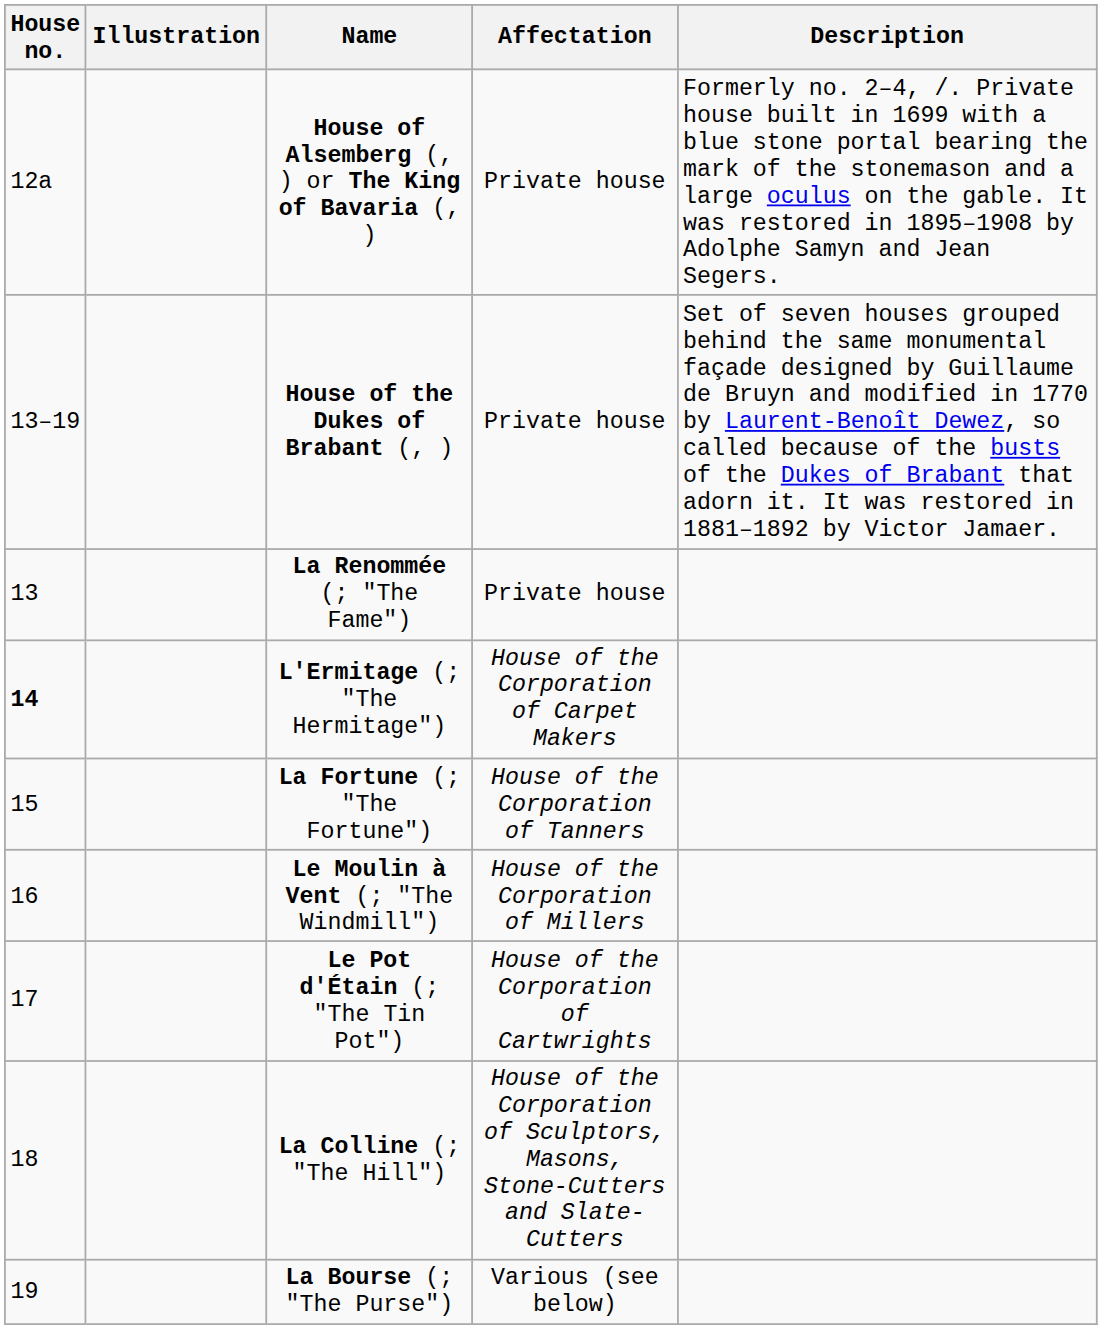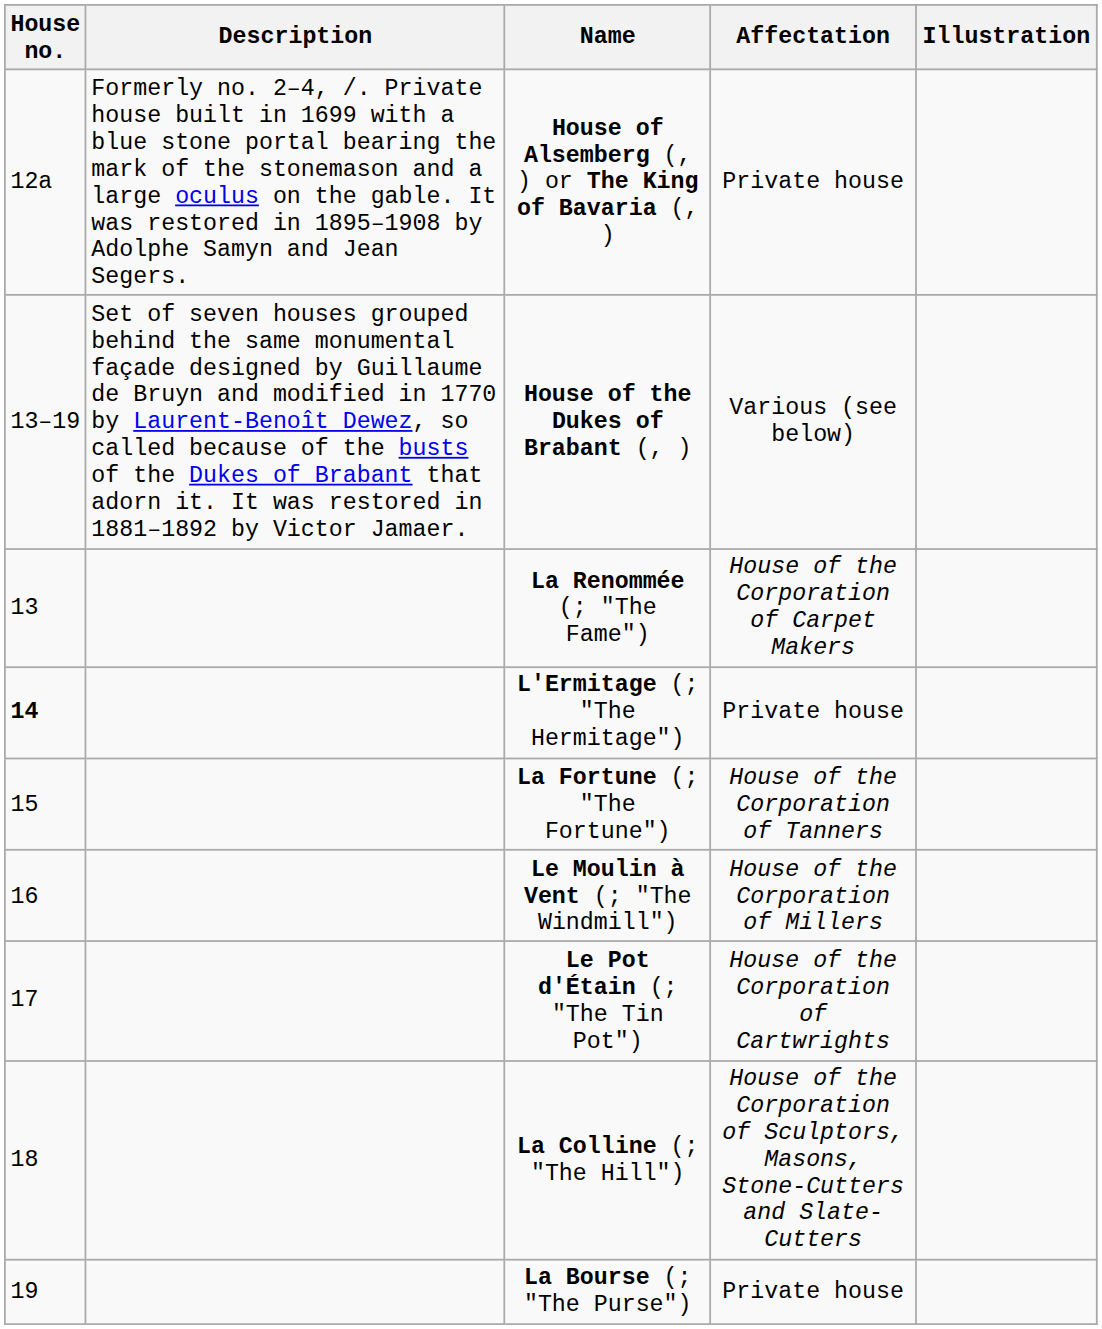columns swapped: (176, 37) <-> (887, 37)
(575, 422) Private house -> (813, 422) Various (see below)
(575, 594) Private house -> (813, 608) House of the Corporation of Carpet Makers
(575, 699) House of the Corporation of Carpet Makers -> (813, 713) Private house
(575, 1292) Various (see below) -> (813, 1292) Private house
